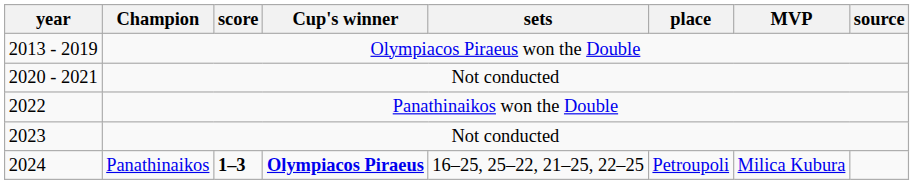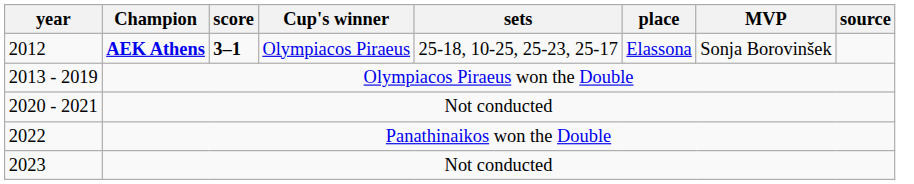+ row: (27, 48)
- row: (27, 164)
